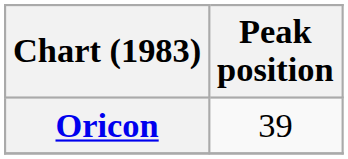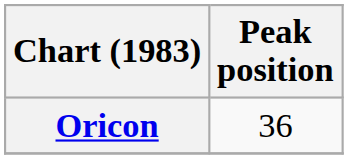(275, 125) 39 -> (275, 125) 36
